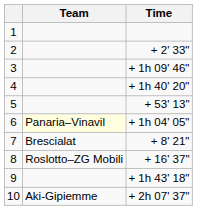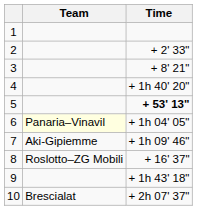(159, 68) + 1h 09' 46" -> (170, 68) + 8' 21"
(167, 104) normal -> (166, 104) bold
(50, 141) Brescialat -> (61, 141) Aki-Gipiemme
(170, 141) + 8' 21" -> (159, 141) + 1h 09' 46"
(61, 196) Aki-Gipiemme -> (50, 196) Brescialat
